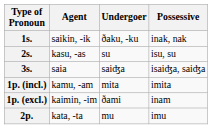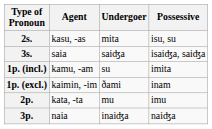- row: (27, 38)
(106, 54) su -> (110, 38) mita
(110, 85) mita -> (106, 69) su
+ row: (27, 116)
